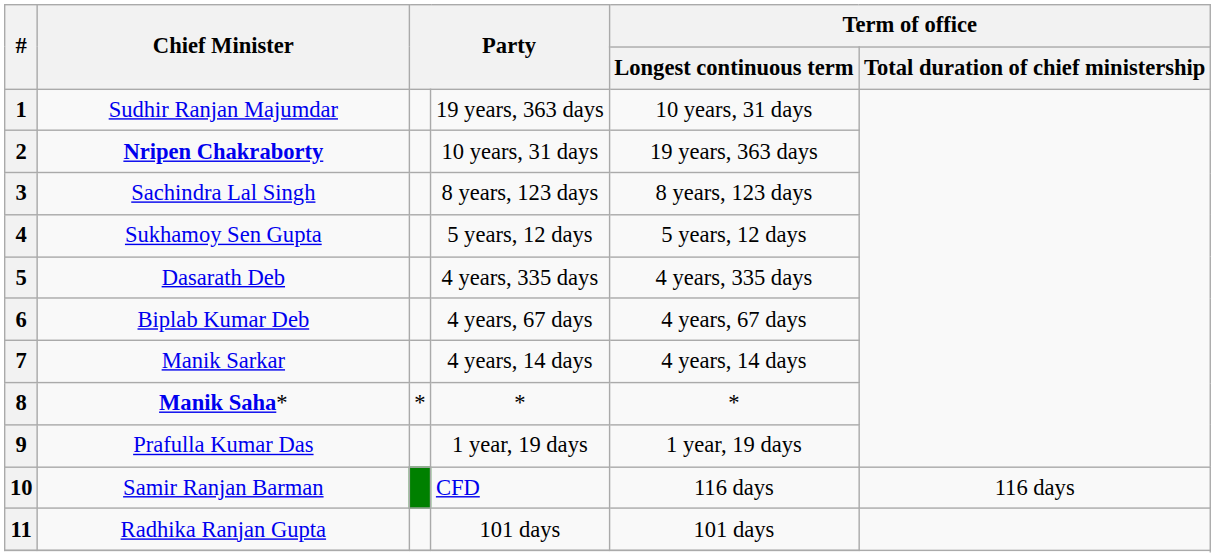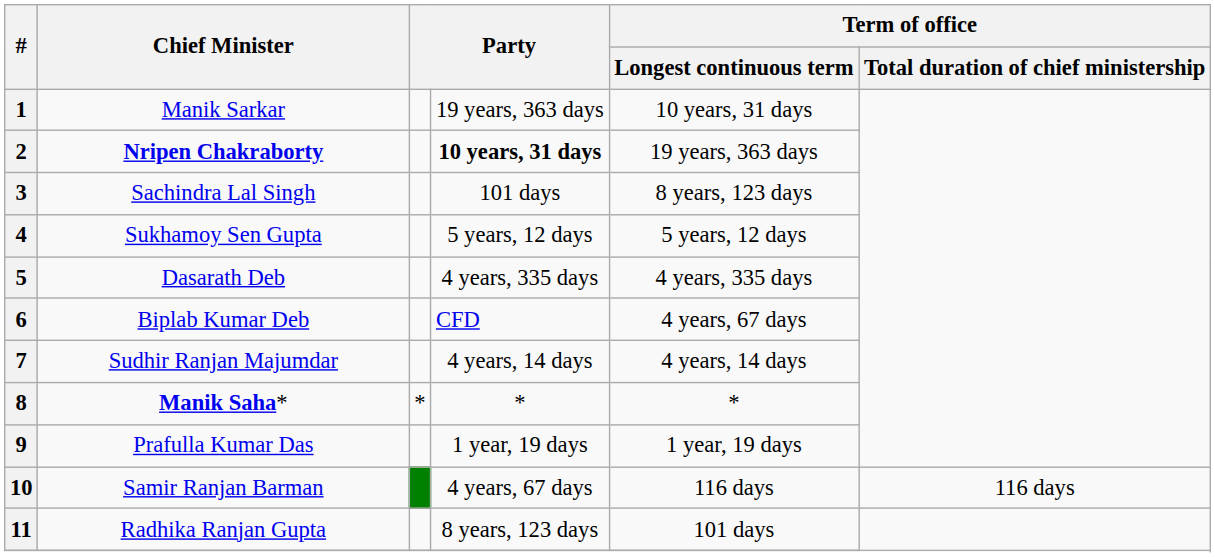(223, 109) Sudhir Ranjan Majumdar -> (223, 109) Manik Sarkar
(520, 151) normal -> (520, 151) bold
(520, 193) 8 years, 123 days -> (520, 193) 101 days
(520, 319) 4 years, 67 days -> (458, 319) CFD
(223, 361) Manik Sarkar -> (223, 361) Sudhir Ranjan Majumdar
(458, 487) CFD -> (520, 487) 4 years, 67 days
(520, 529) 101 days -> (520, 529) 8 years, 123 days
